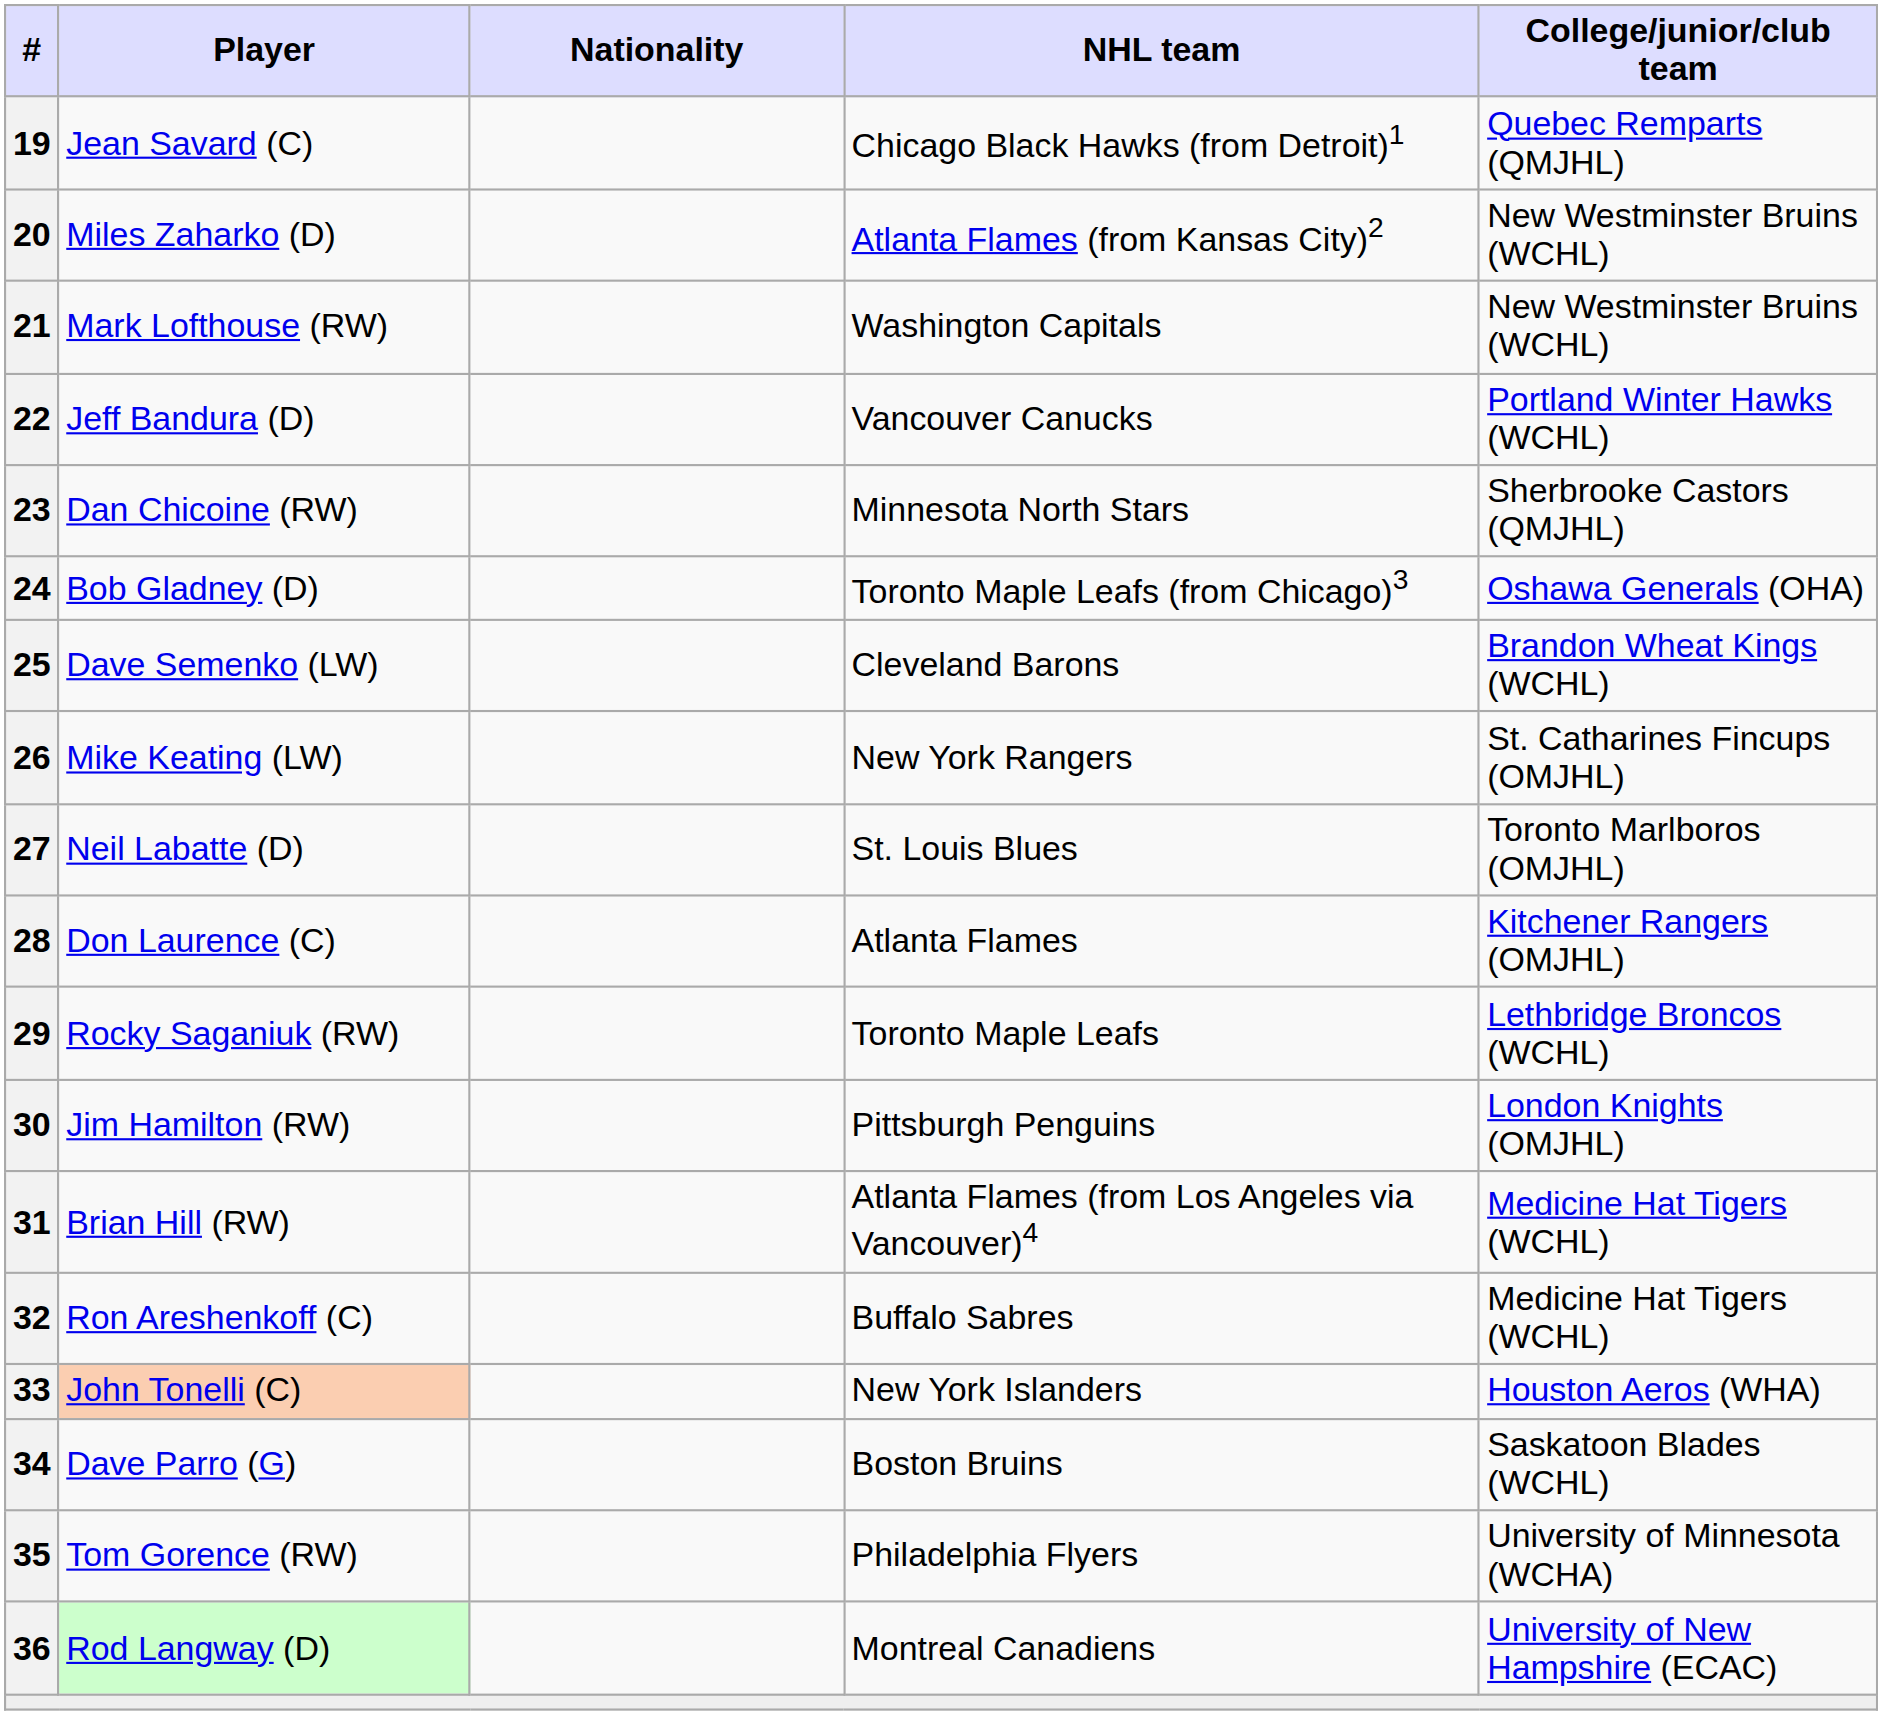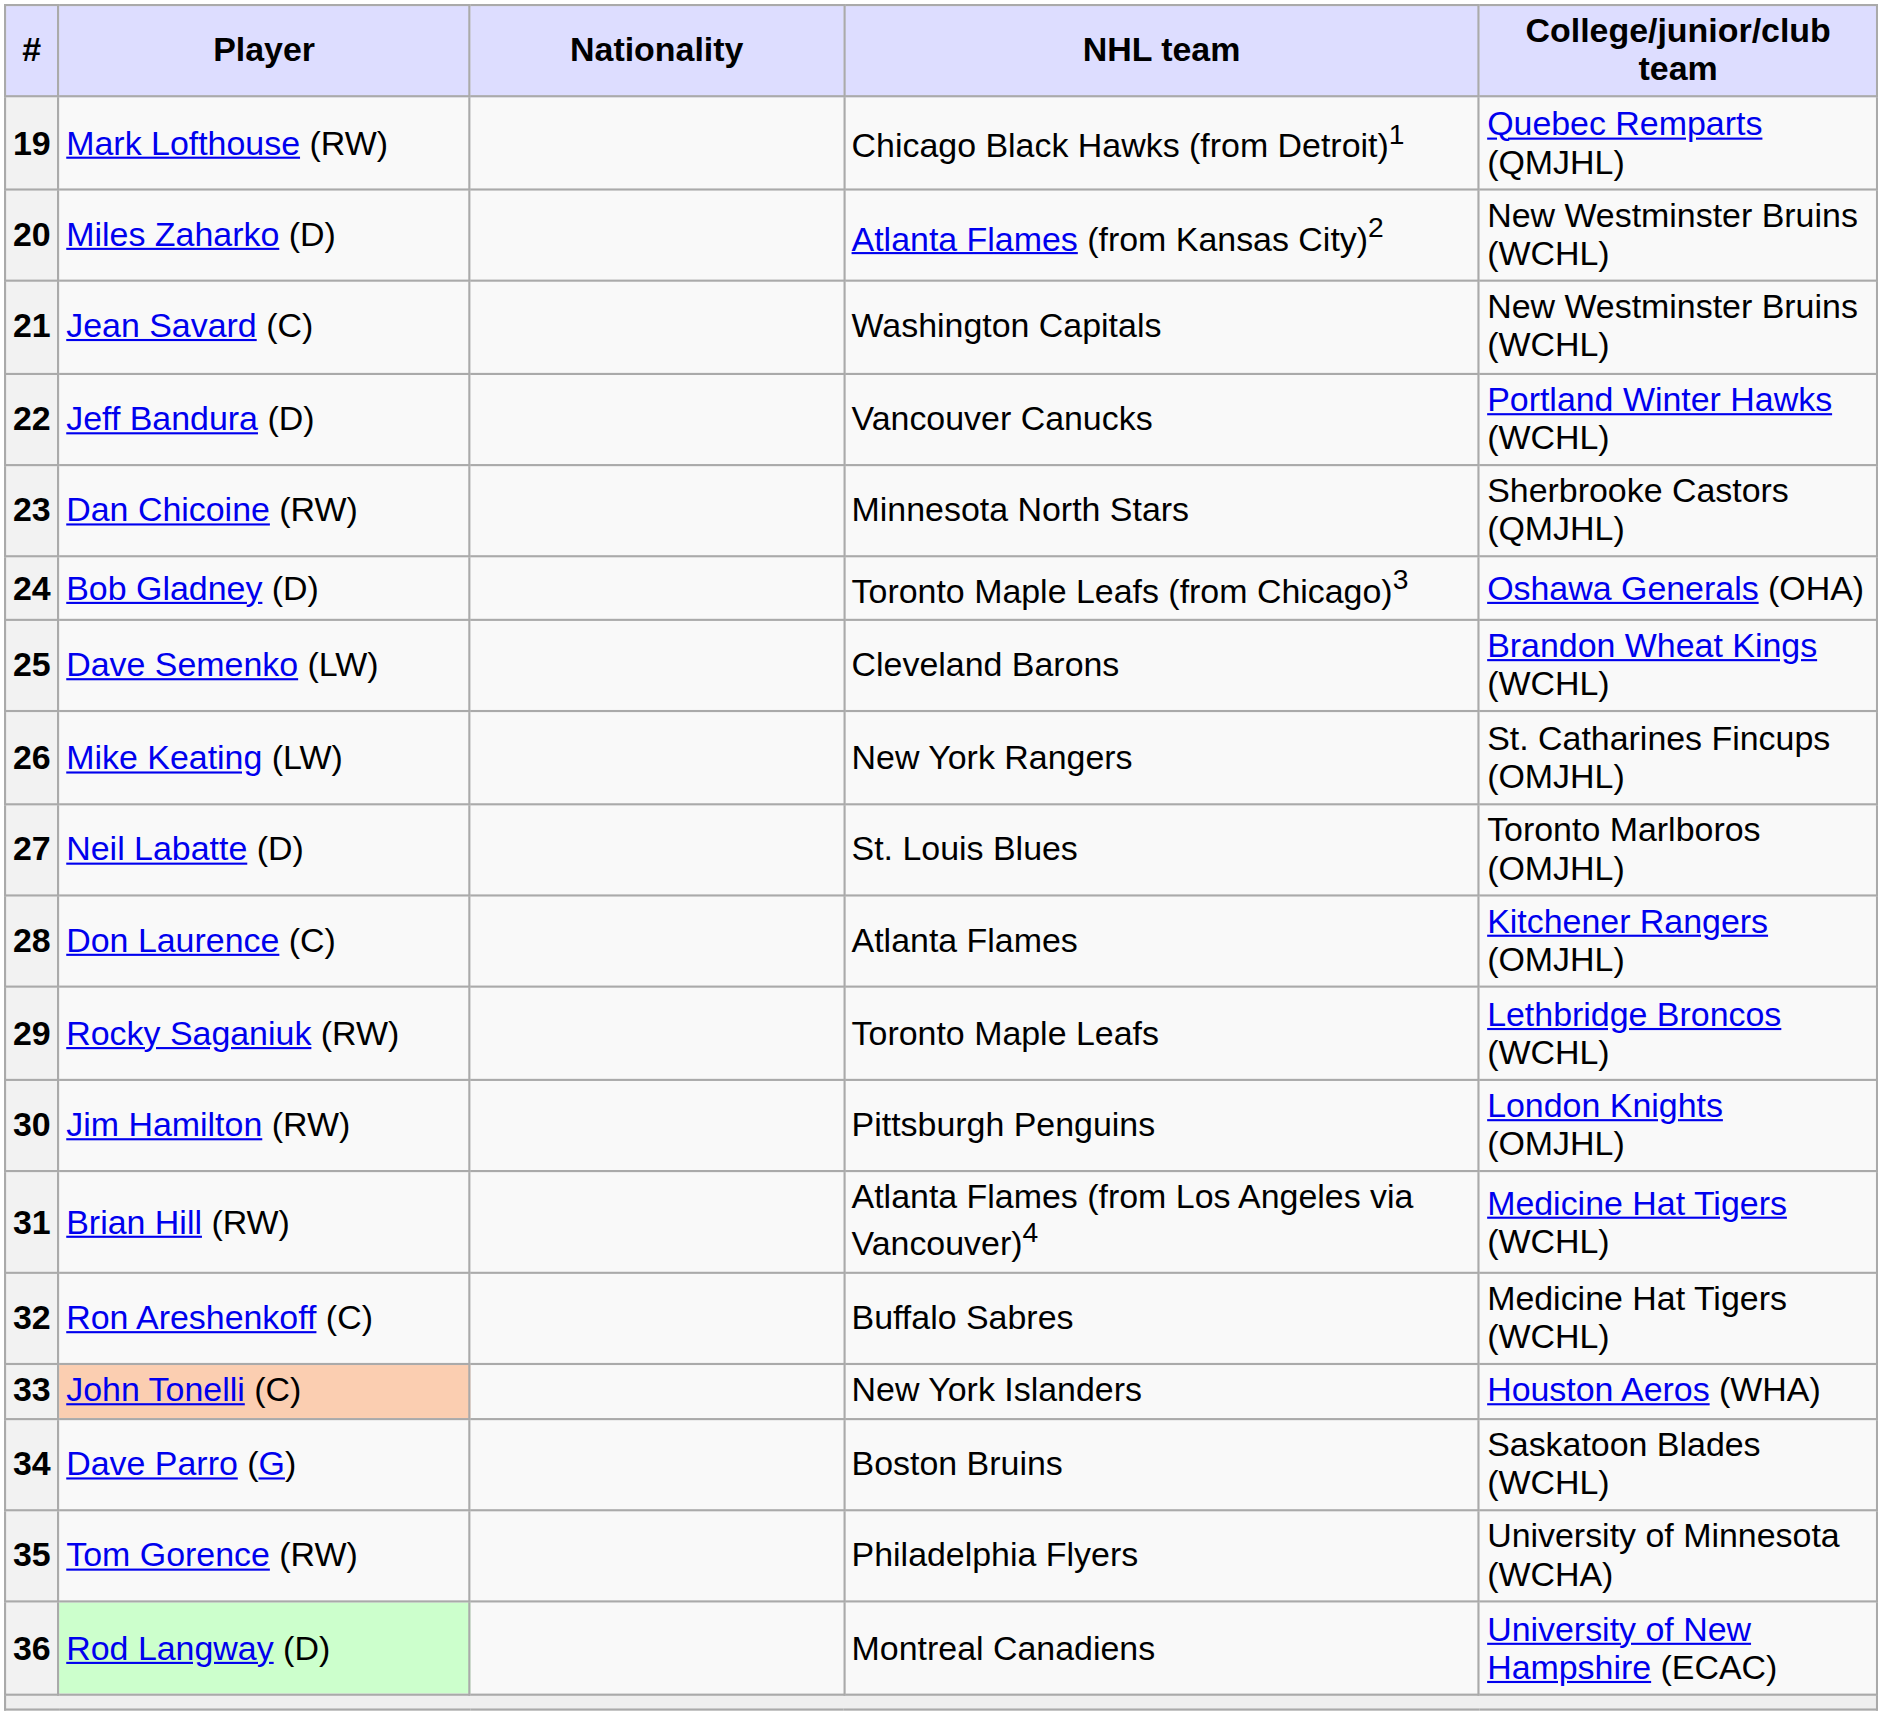(190, 142) Jean Savard (C) -> (227, 142) Mark Lofthouse (RW)
(227, 326) Mark Lofthouse (RW) -> (190, 326) Jean Savard (C)
